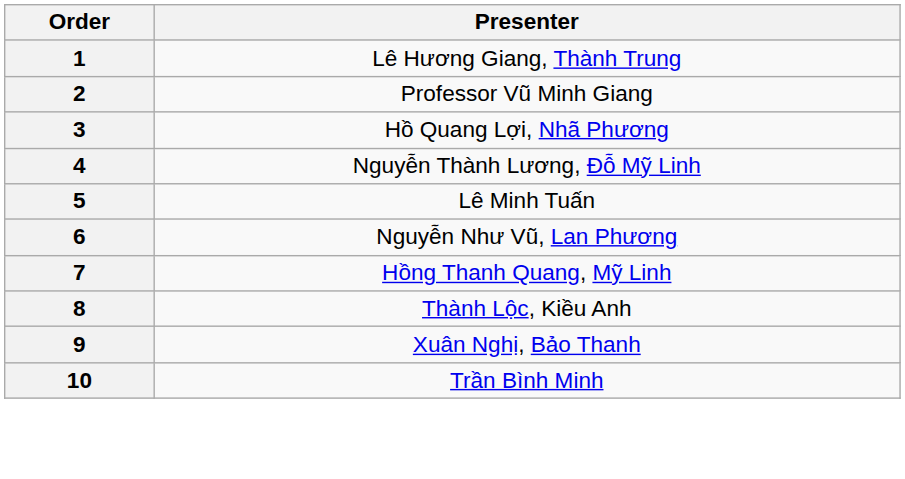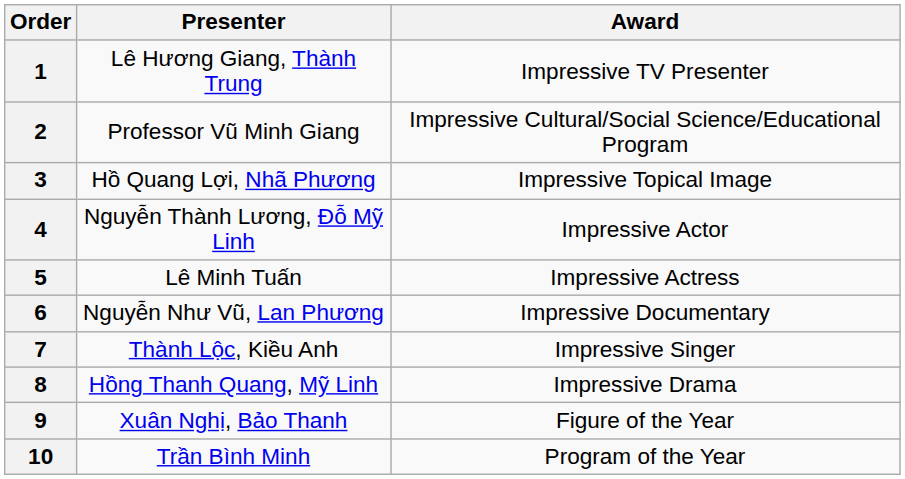+ column: (645, 22)
(527, 272) Hồng Thanh Quang, Mỹ Linh -> (233, 348) Thành Lộc, Kiều Anh
(527, 308) Thành Lộc, Kiều Anh -> (233, 384) Hồng Thanh Quang, Mỹ Linh
